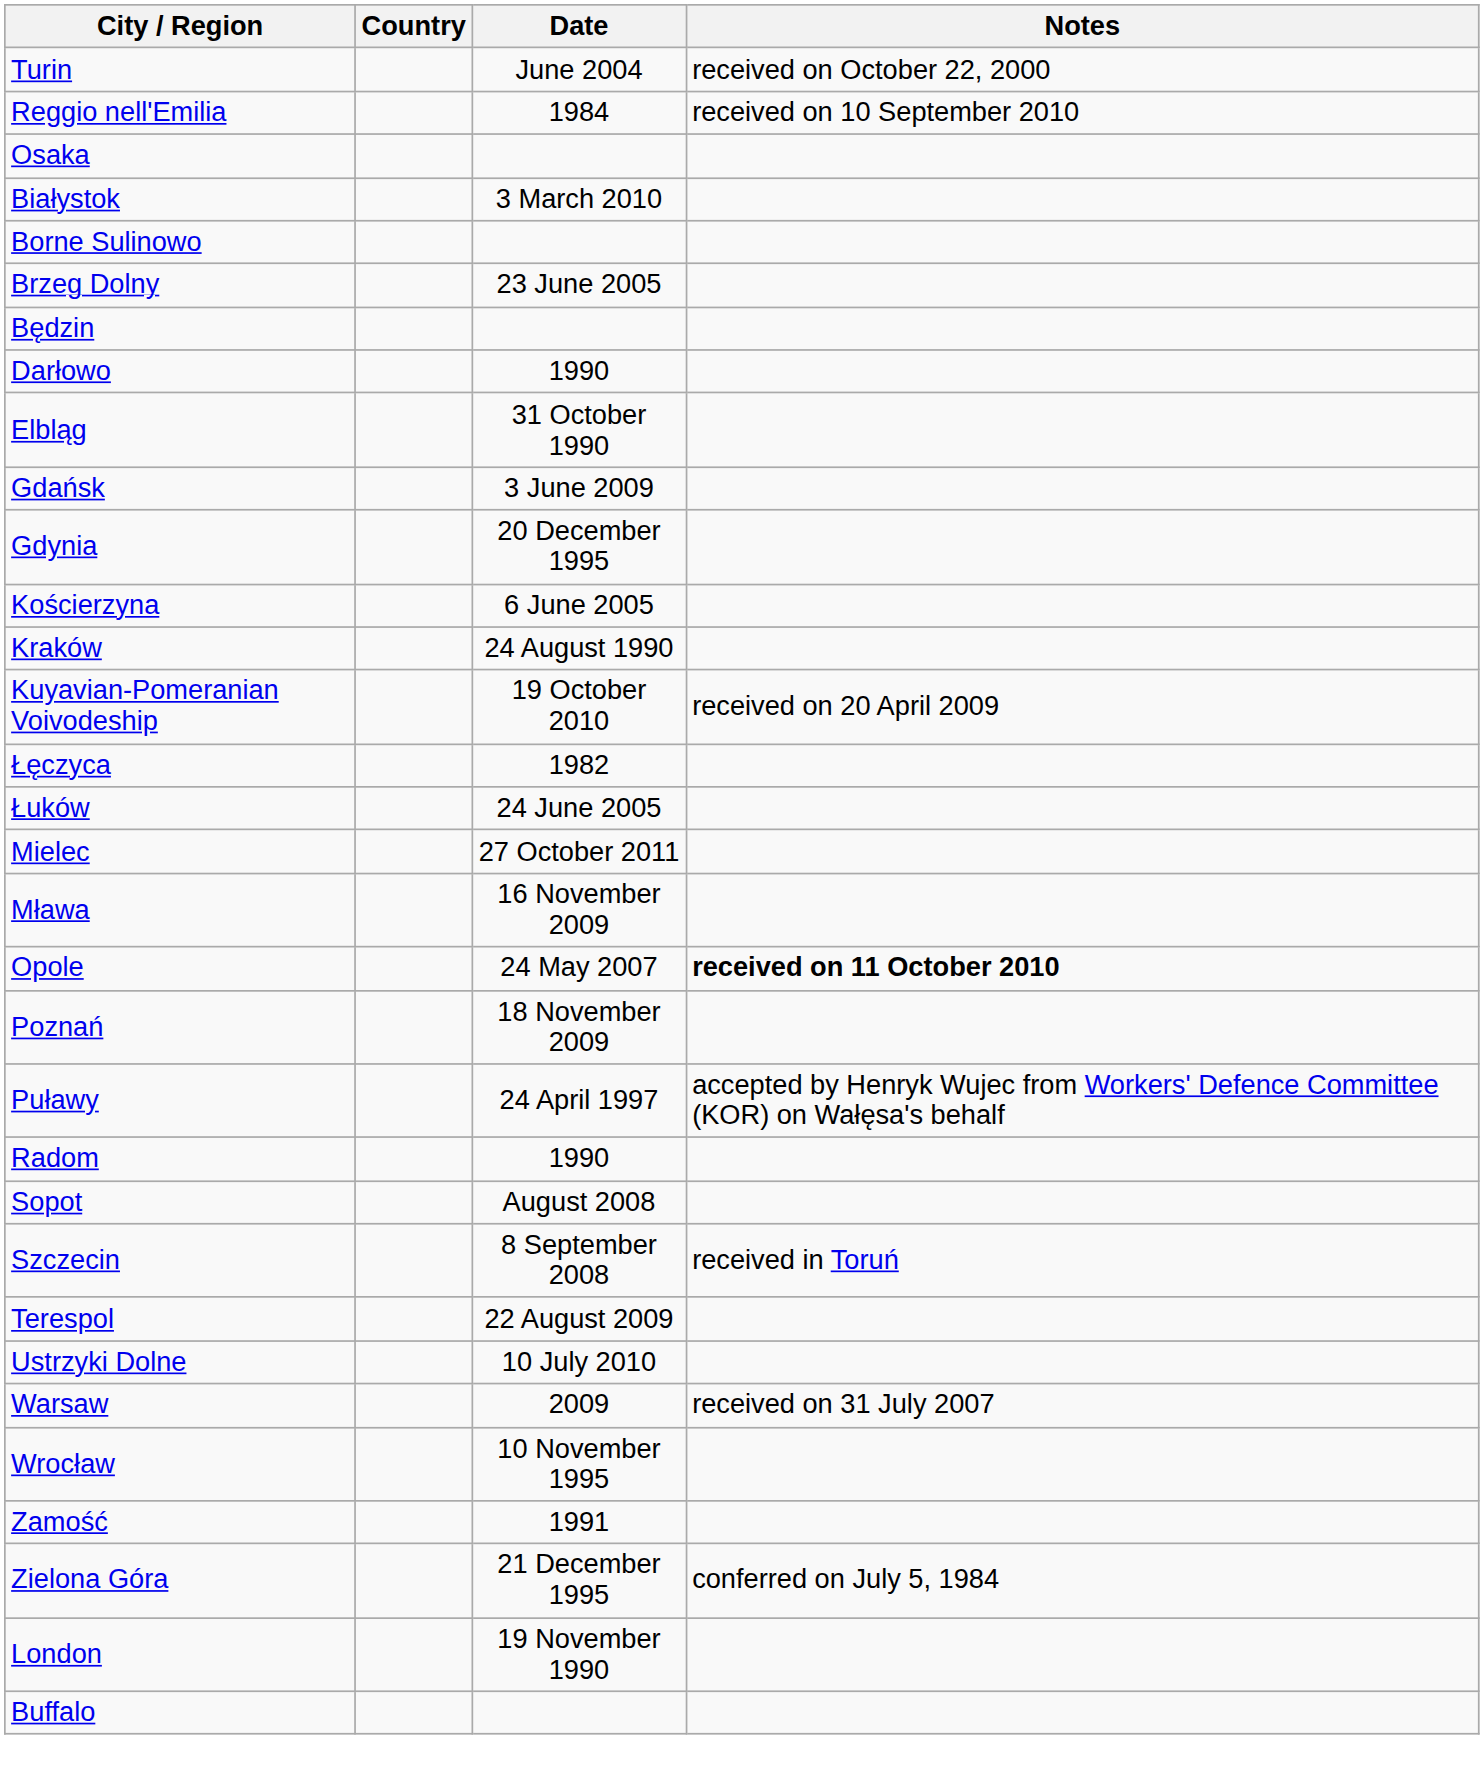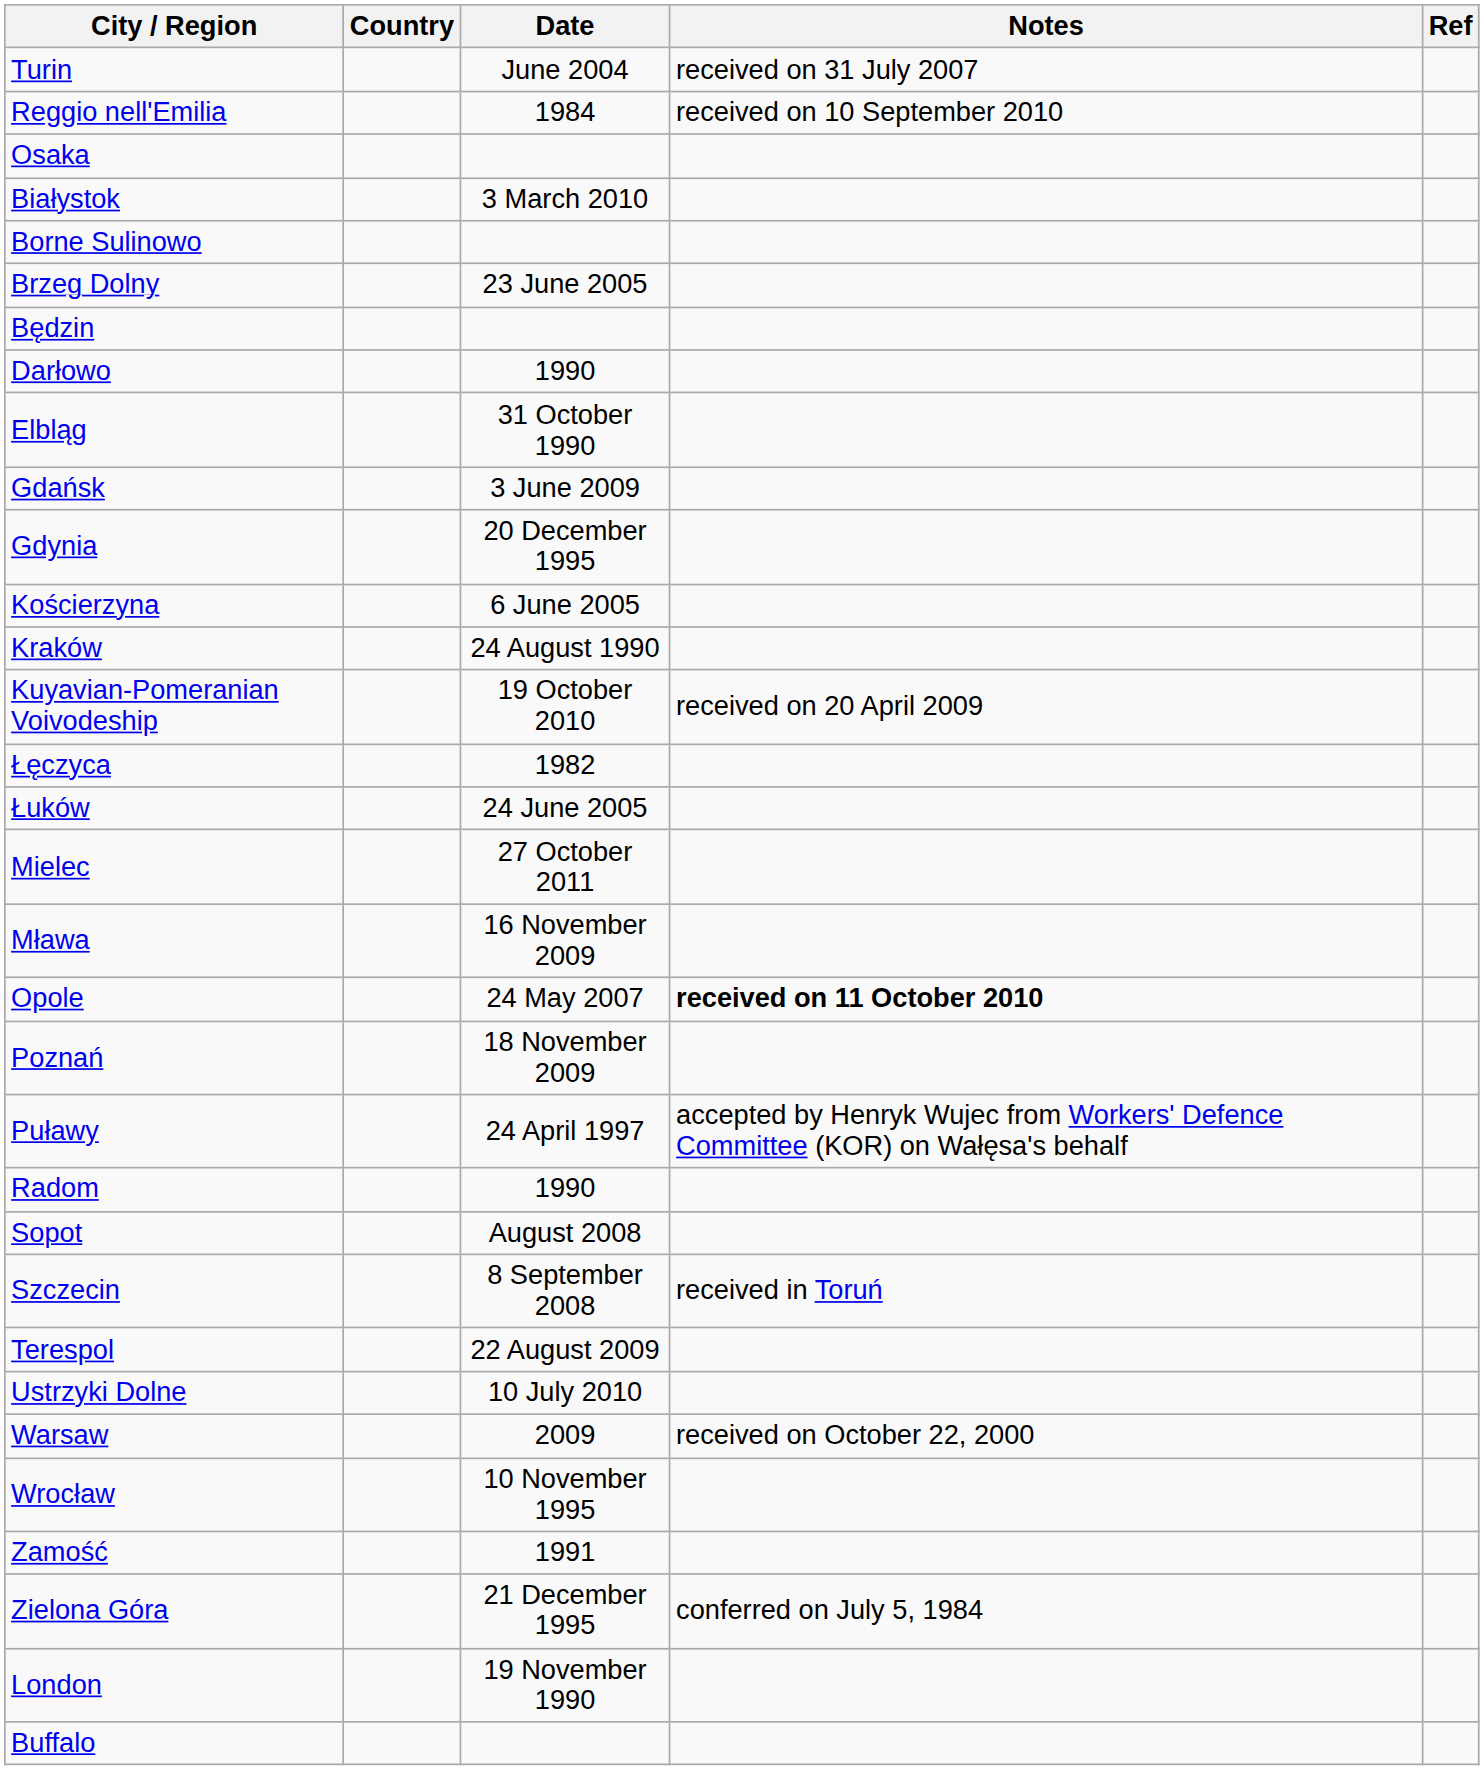+ column: (1451, 26)
(871, 69) received on October 22, 2000 -> (827, 69) received on 31 July 2007
(843, 1404) received on 31 July 2007 -> (855, 1435) received on October 22, 2000
